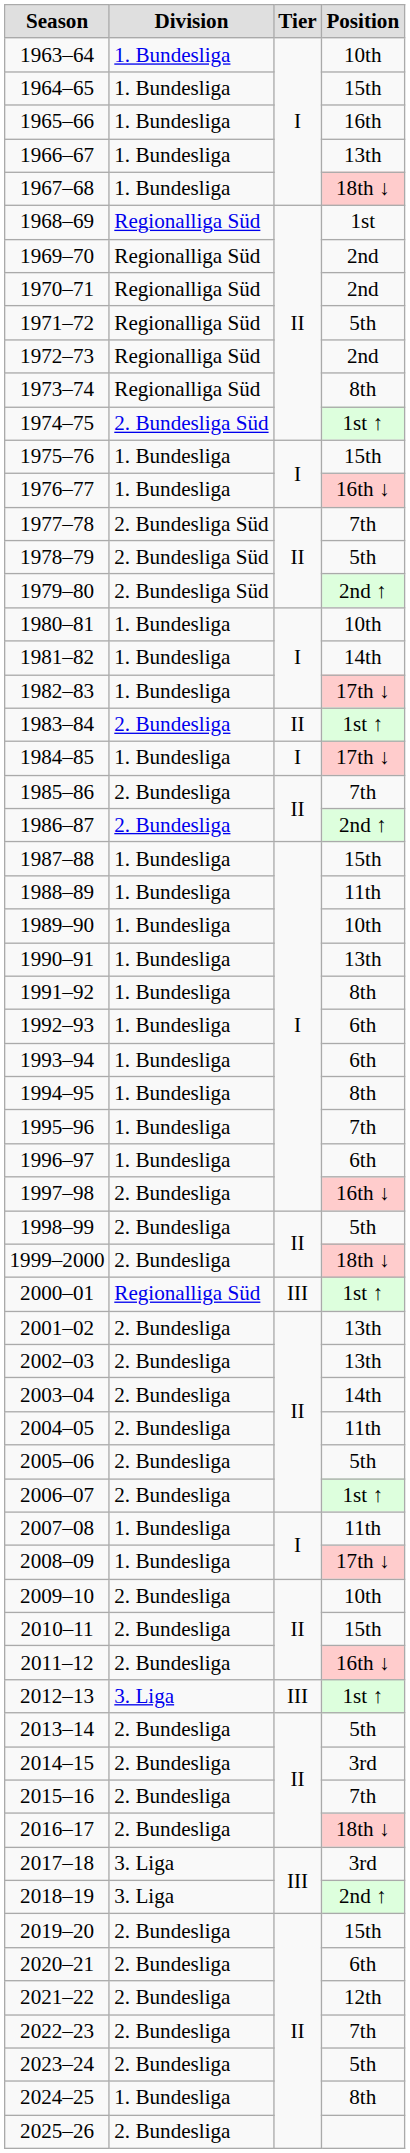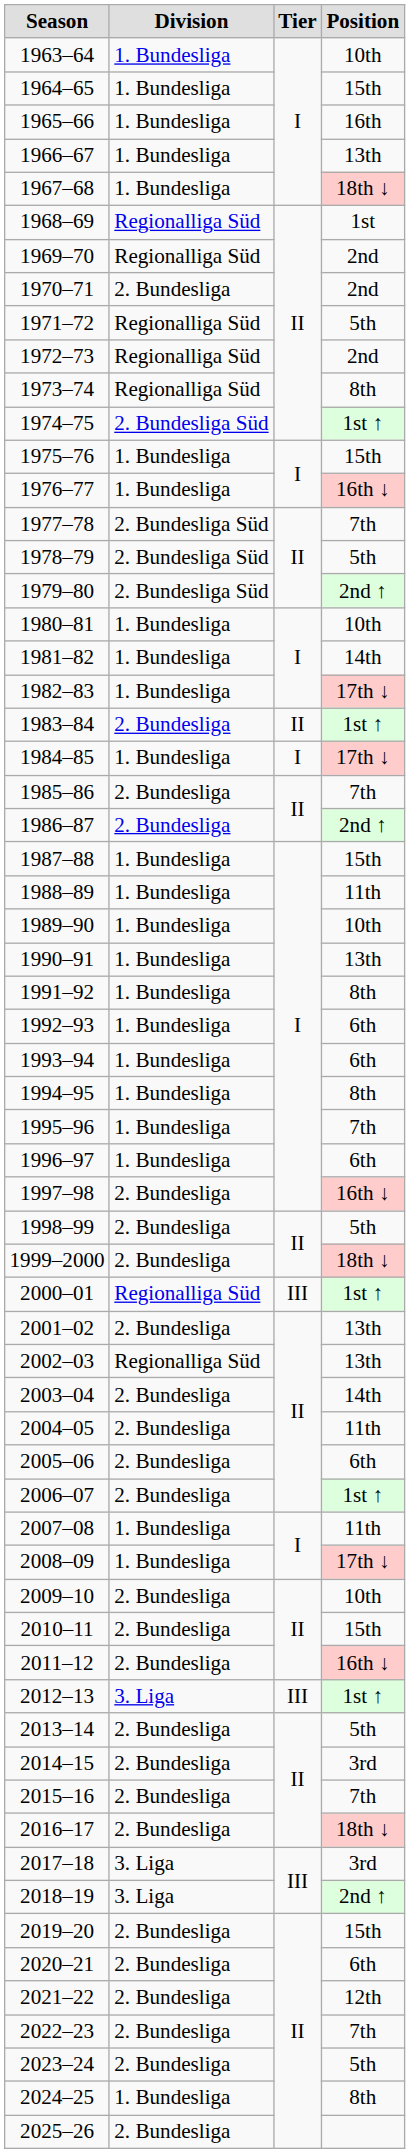(187, 289) Regionalliga Süd -> (172, 289) 2. Bundesliga
(172, 1361) 2. Bundesliga -> (187, 1361) Regionalliga Süd
(363, 1461) 5th -> (363, 1461) 6th
